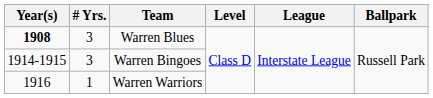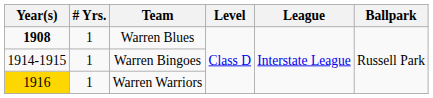(89, 38) 3 -> (89, 38) 1
(89, 60) 3 -> (89, 60) 1
(37, 82) no background -> (37, 82) gold background
